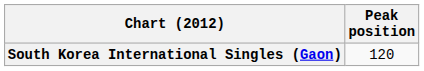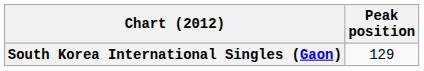(382, 55) 120 -> (382, 55) 129
